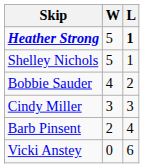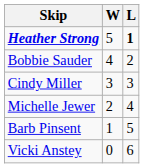- row: (53, 60)
+ row: (51, 106)
(109, 128) 2 -> (109, 128) 1
(130, 128) 4 -> (130, 128) 5
